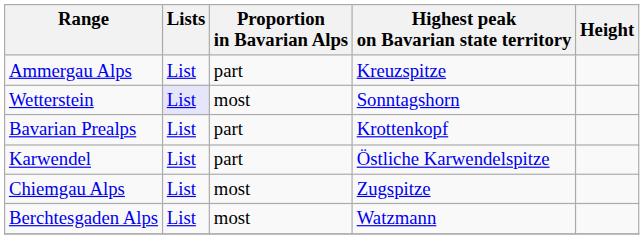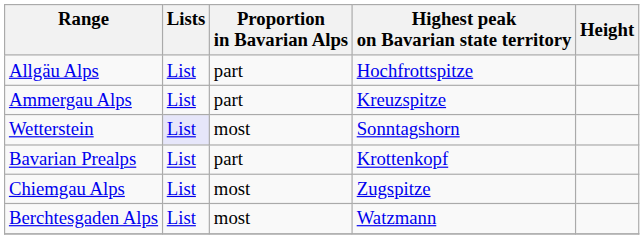+ row: (54, 70)
- row: (50, 159)
